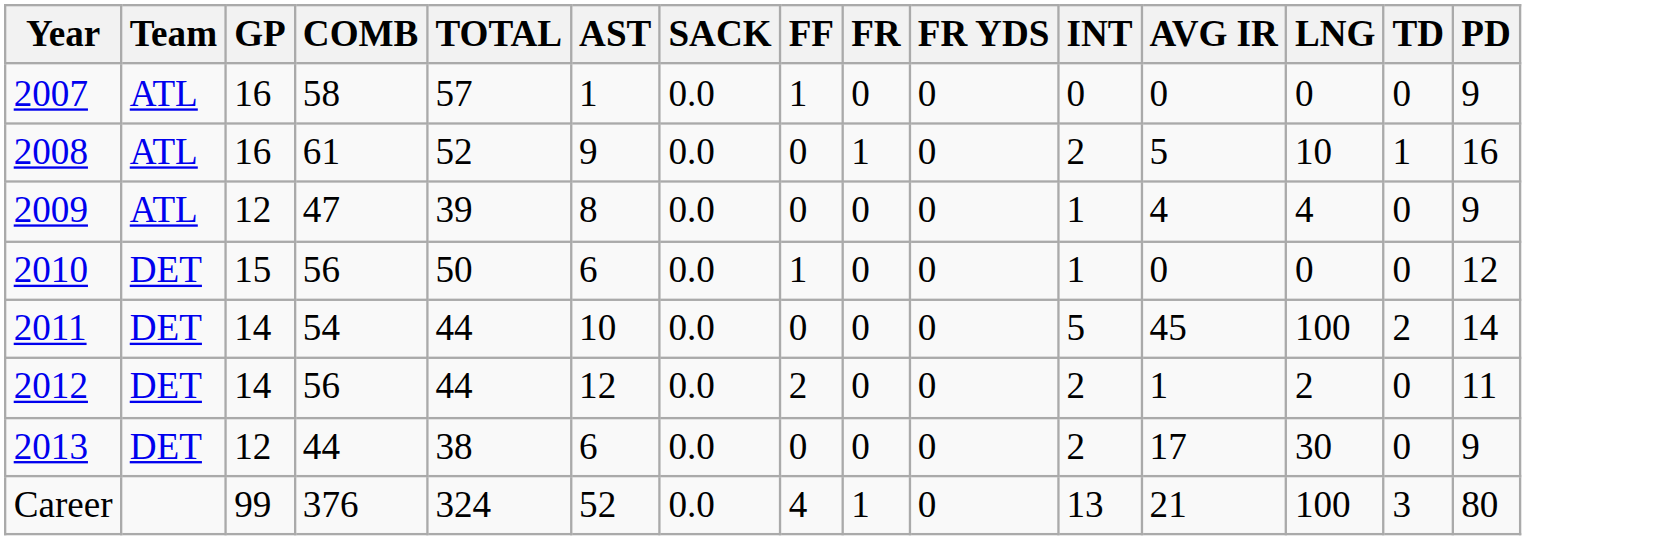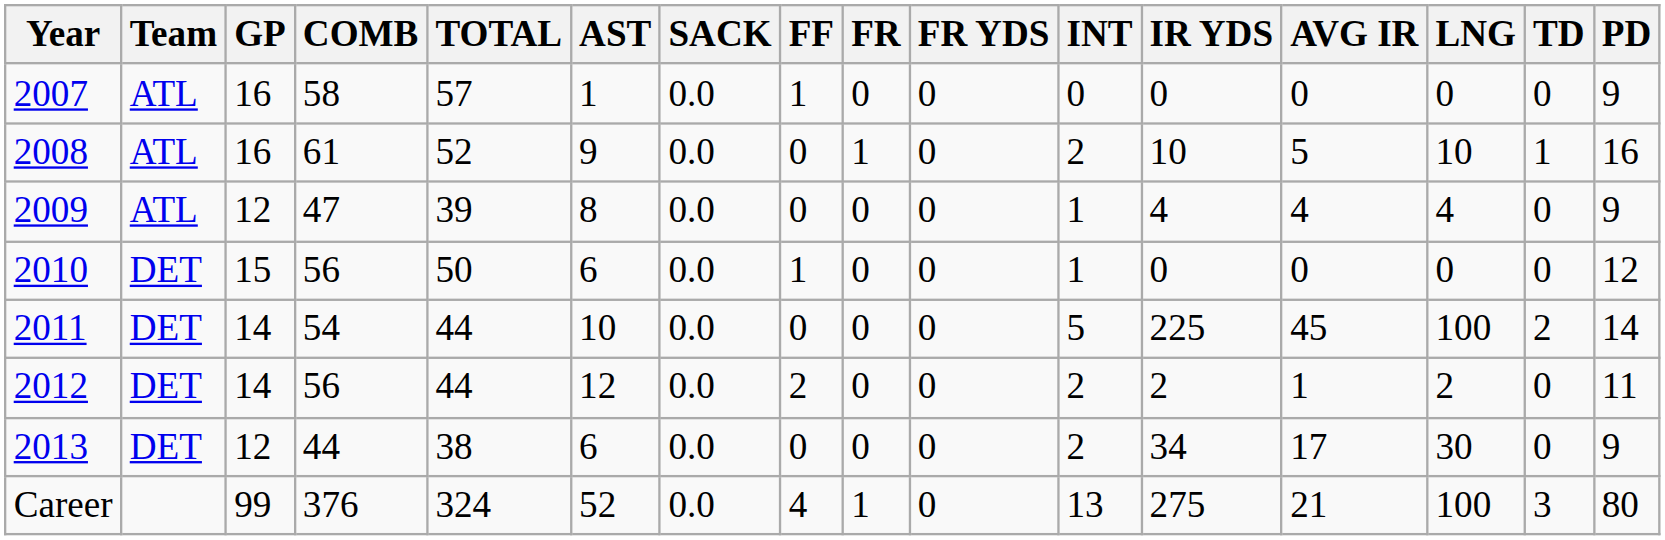+ column: (1211, 33)
